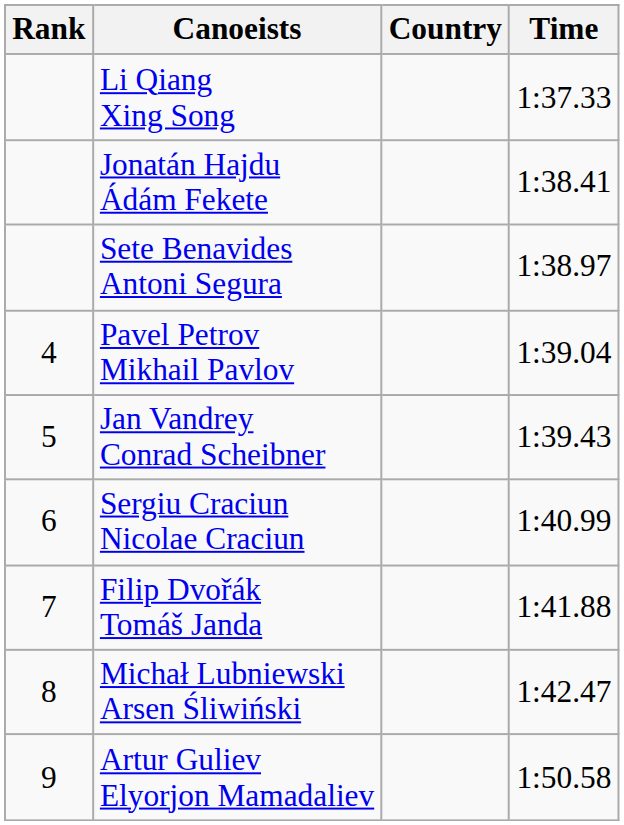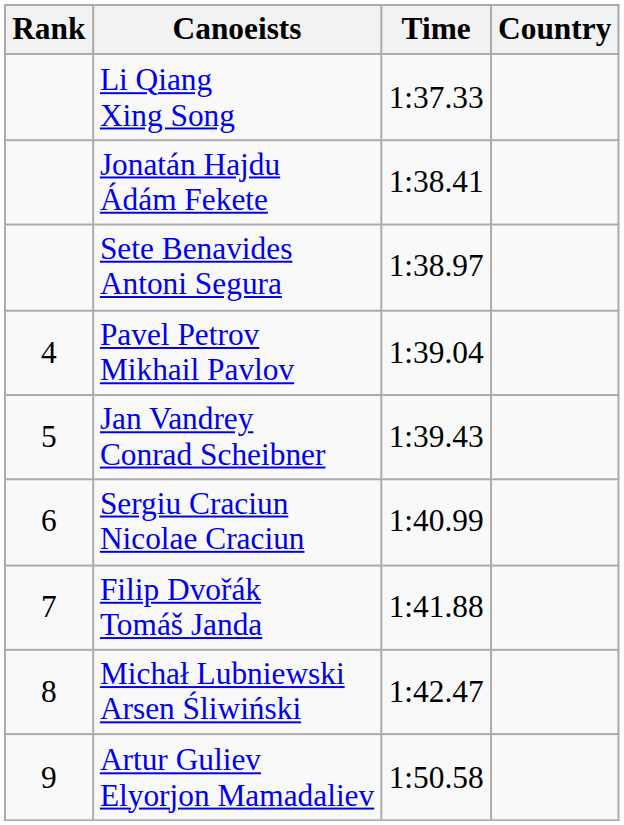columns swapped: (445, 29) <-> (564, 29)
